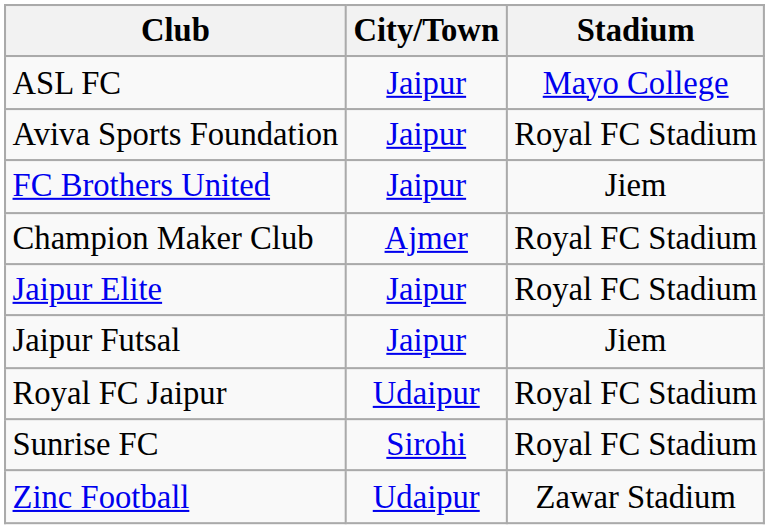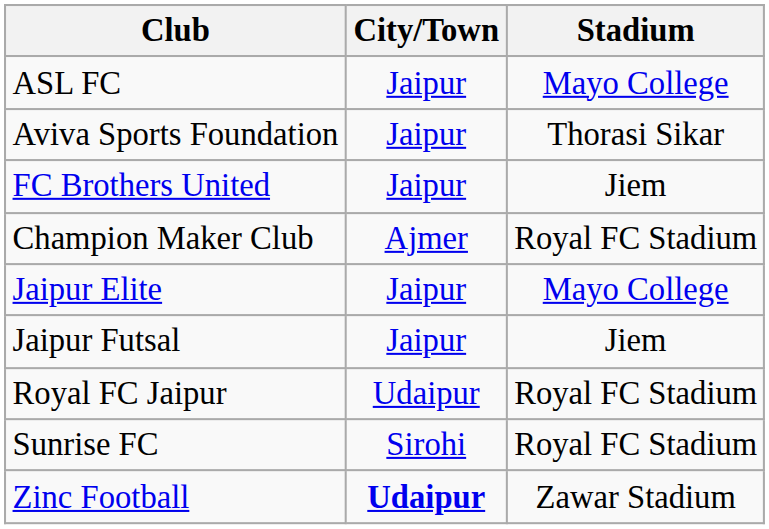(636, 133) Royal FC Stadium -> (636, 133) Thorasi Sikar
(636, 289) Royal FC Stadium -> (636, 289) Mayo College
(426, 496) normal -> (426, 496) bold
